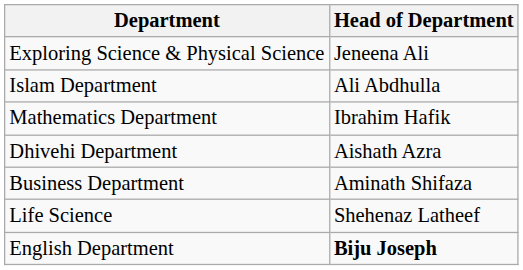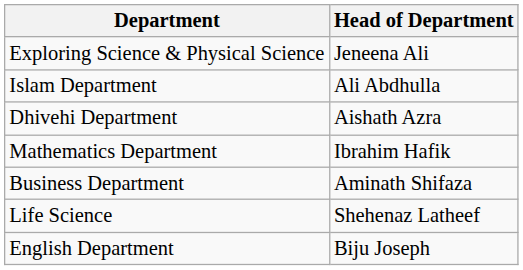rows swapped: (93, 150) <-> (113, 118)
(385, 248) bold -> (382, 248) normal
